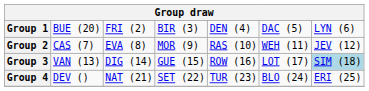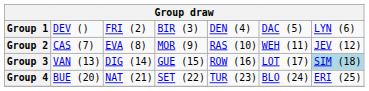(77, 29) BUE (20) -> (71, 29) DEV ()
(71, 78) DEV () -> (77, 78) BUE (20)
